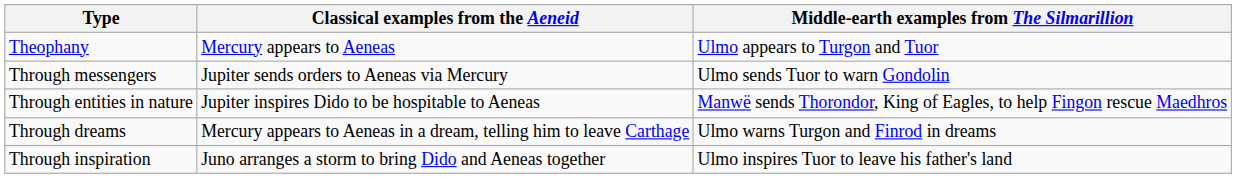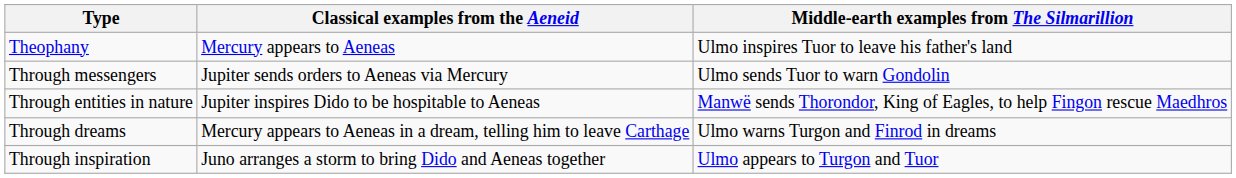(818, 46) Ulmo appears to Turgon and Tuor -> (855, 46) Ulmo inspires Tuor to leave his father's land
(855, 159) Ulmo inspires Tuor to leave his father's land -> (818, 159) Ulmo appears to Turgon and Tuor
